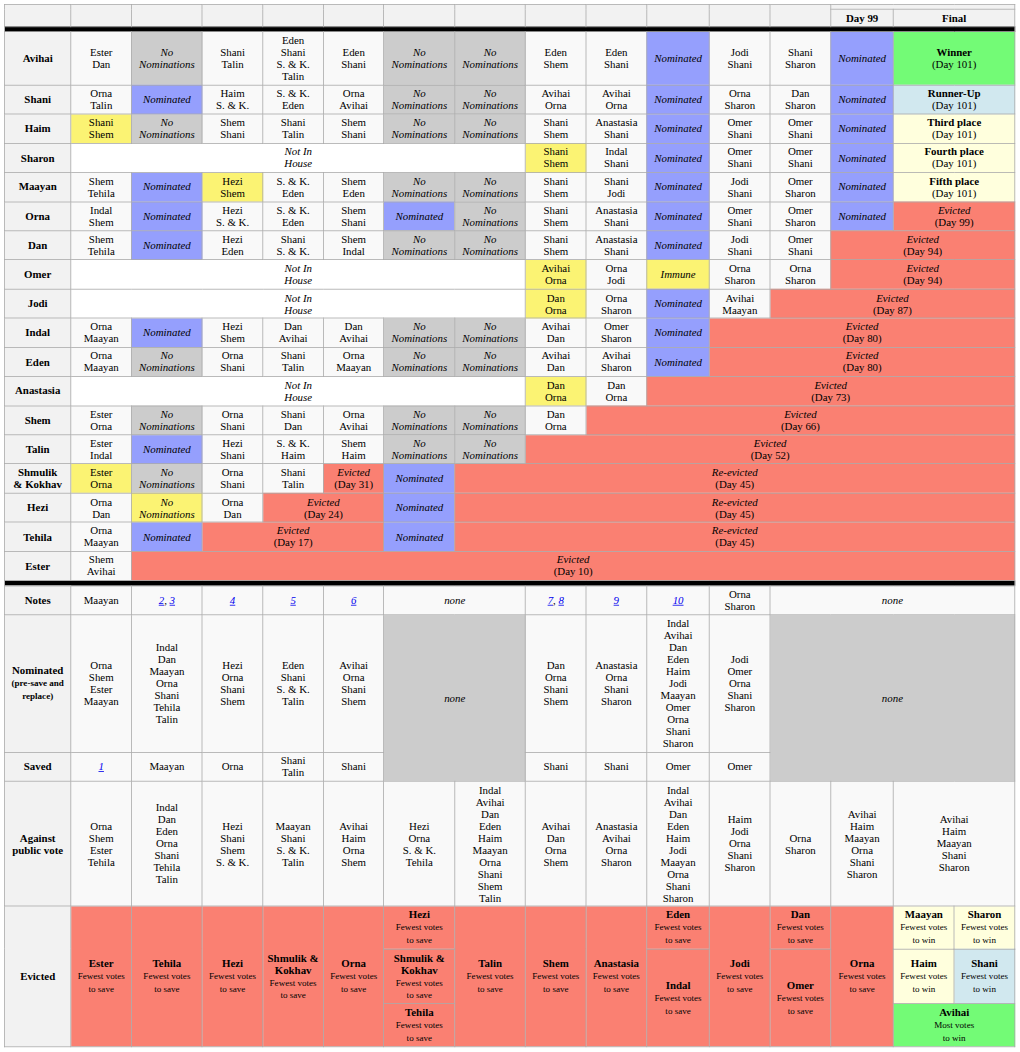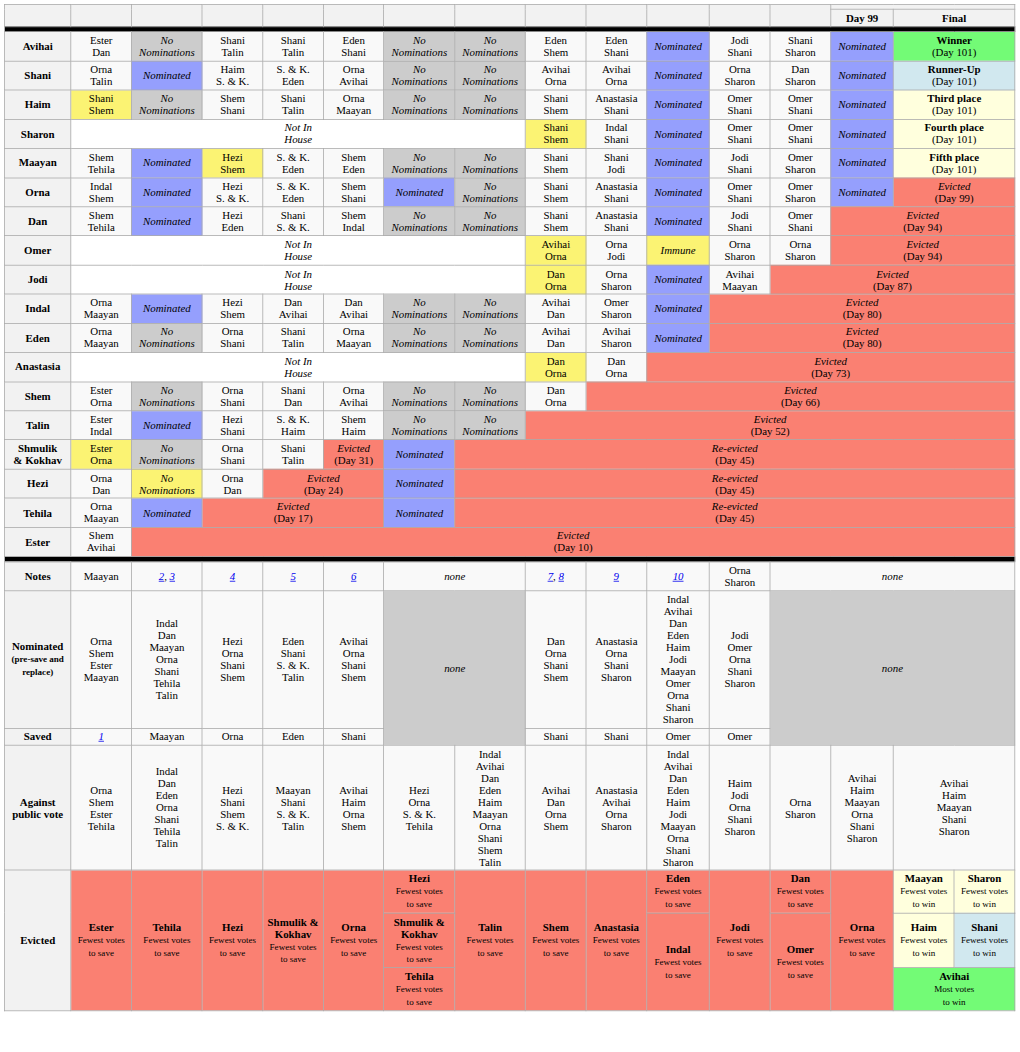(293, 58) Eden Shani S. & K. Talin -> (293, 46) Shani Talin
(354, 128) Shem Shani -> (354, 104) Orna Maayan
(293, 766) Shani Talin -> (293, 736) Eden
